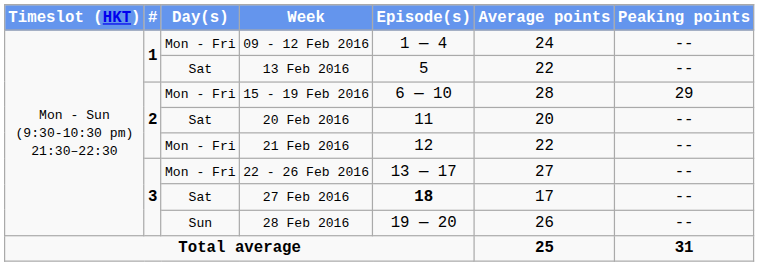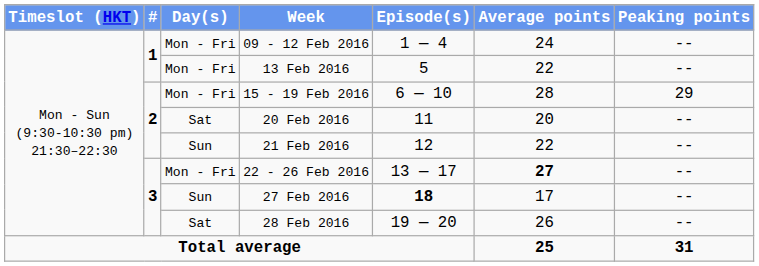(200, 69) Sat -> (200, 69) Mon - Fri
(200, 146) Mon - Fri -> (200, 146) Sun
(544, 171) normal -> (544, 171) bold
(200, 197) Sat -> (200, 197) Sun
(200, 223) Sun -> (200, 223) Sat
